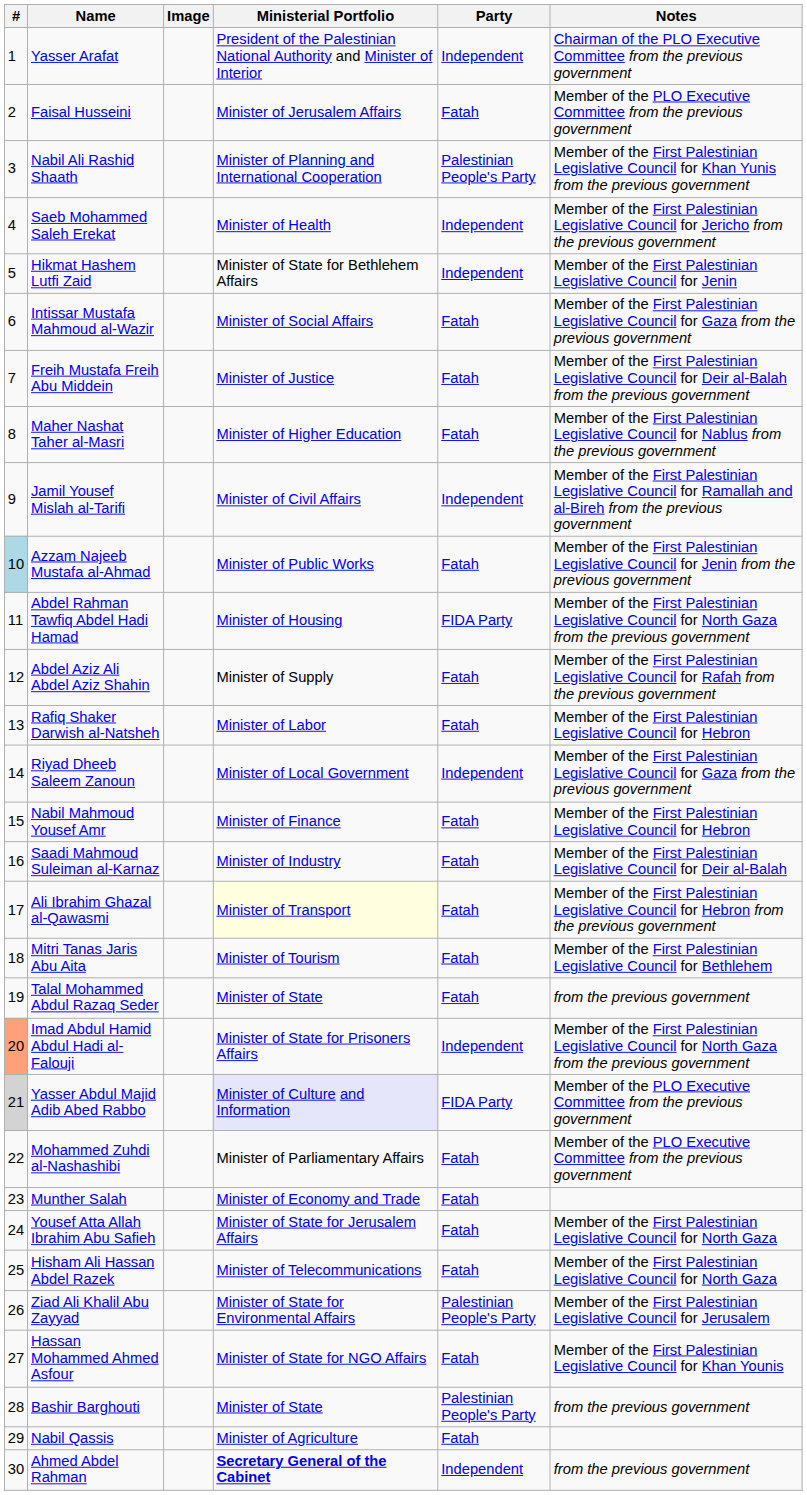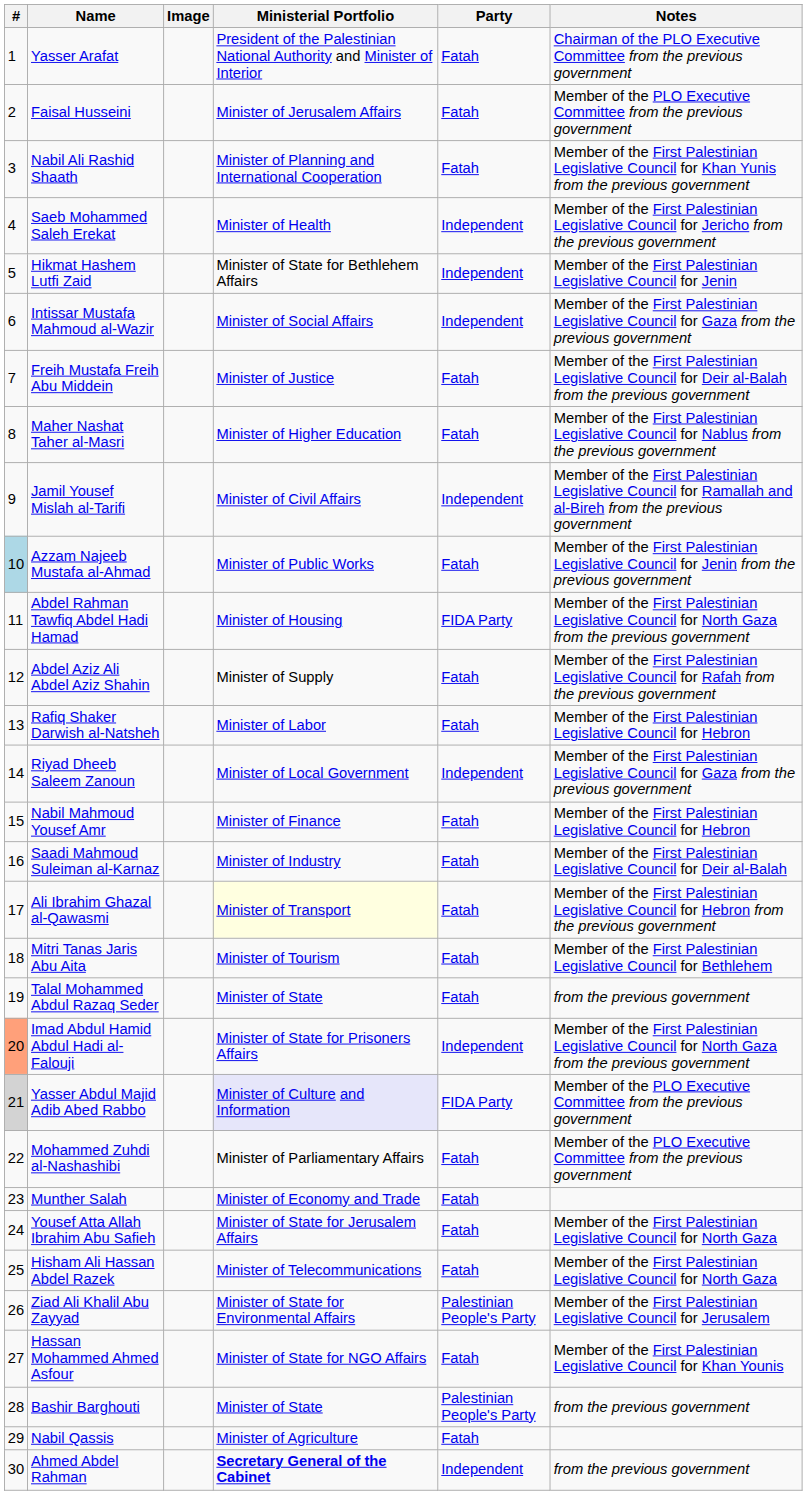(482, 56) Independent -> (460, 56) Fatah
(488, 169) Palestinian People's Party -> (460, 169) Fatah
(460, 321) Fatah -> (482, 321) Independent
